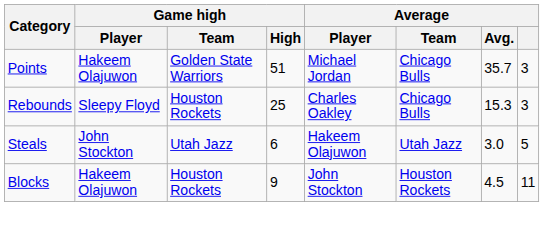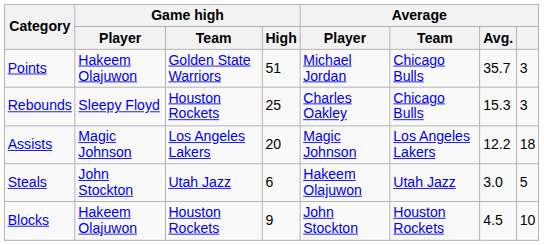+ row: (30, 144)
(528, 182) 11 -> (528, 220) 10
